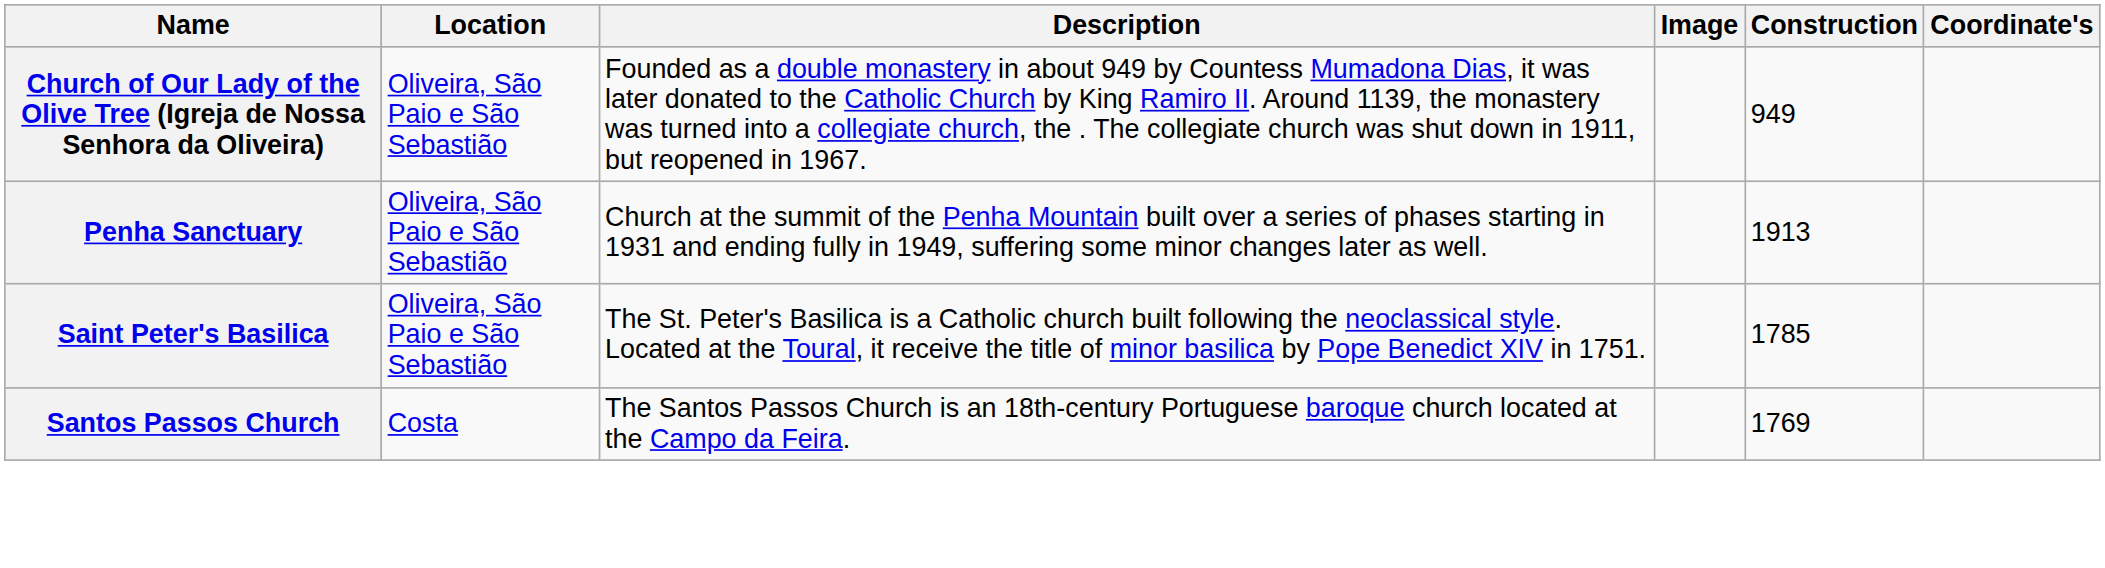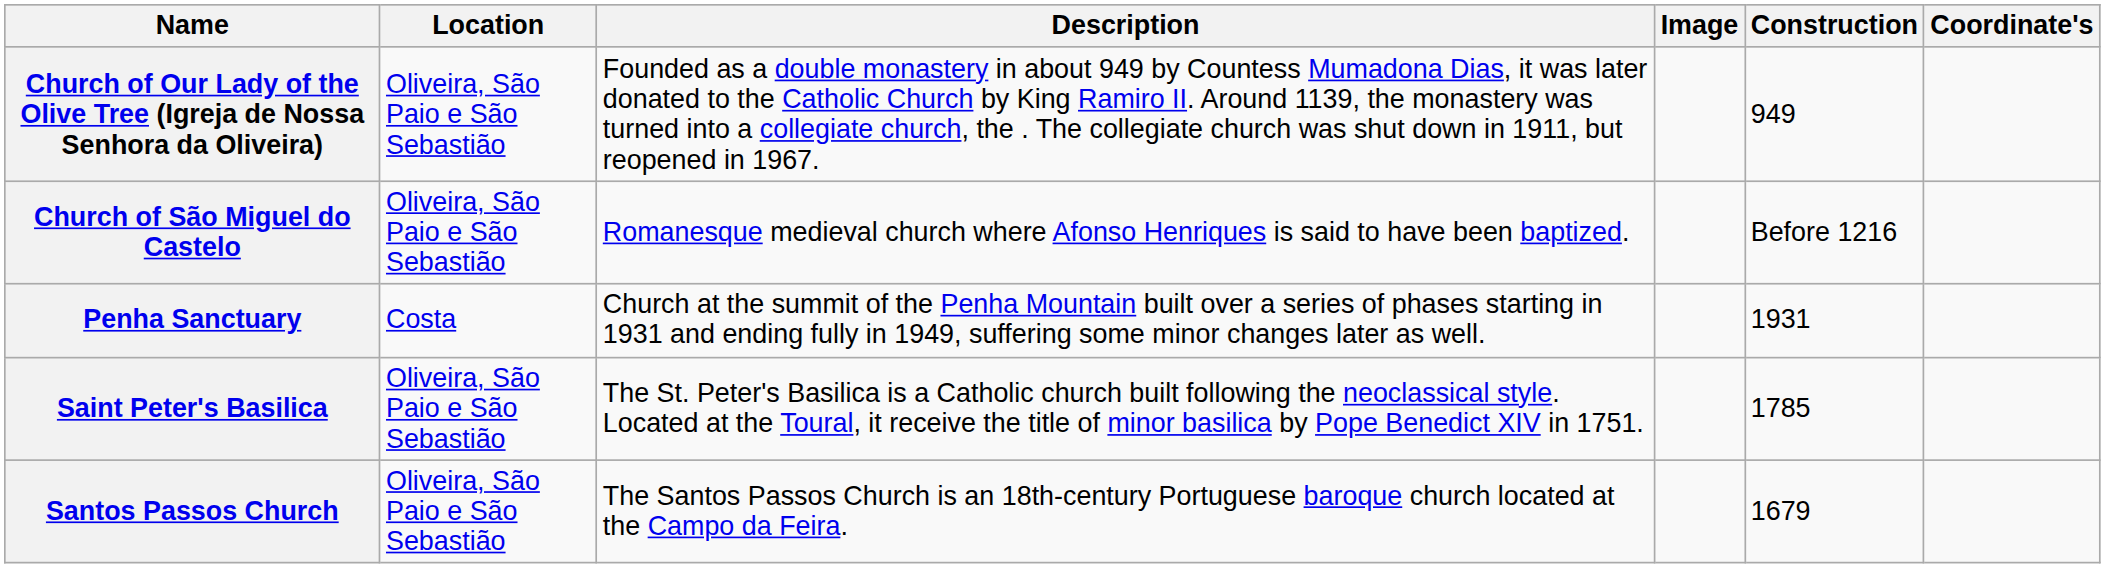+ row: (192, 232)
(465, 232) Oliveira, São Paio e São Sebastião -> (421, 320) Costa
(1781, 232) 1913 -> (1781, 320) 1931
(423, 423) Costa -> (463, 511) Oliveira, São Paio e São Sebastião
(1781, 423) 1769 -> (1781, 511) 1679
